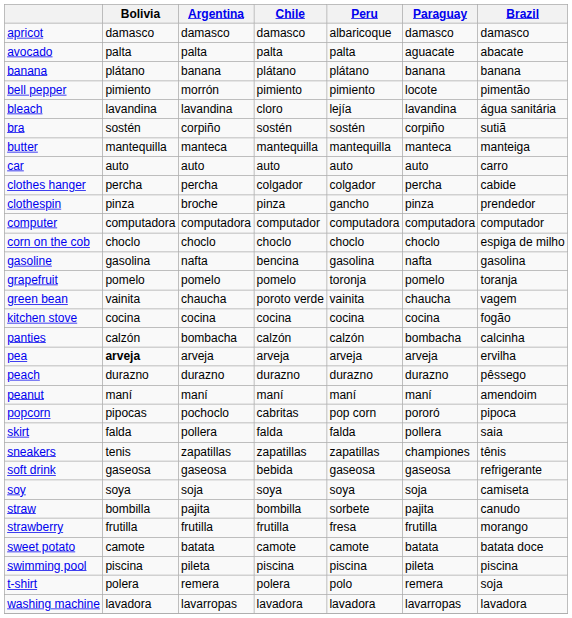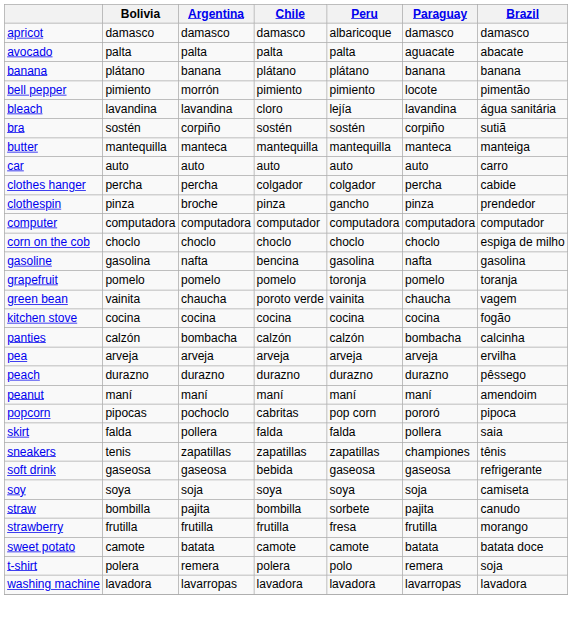(123, 356) bold -> (122, 356) normal
- row: (47, 565)
